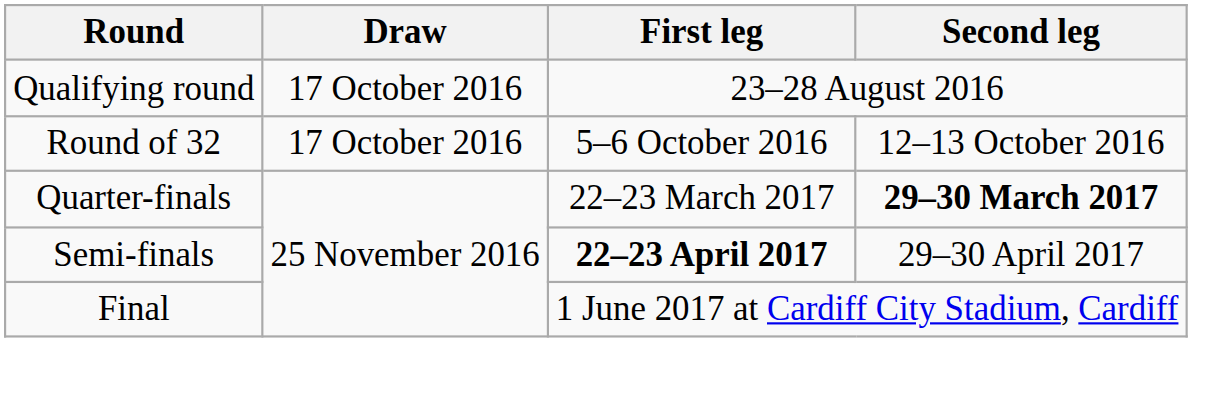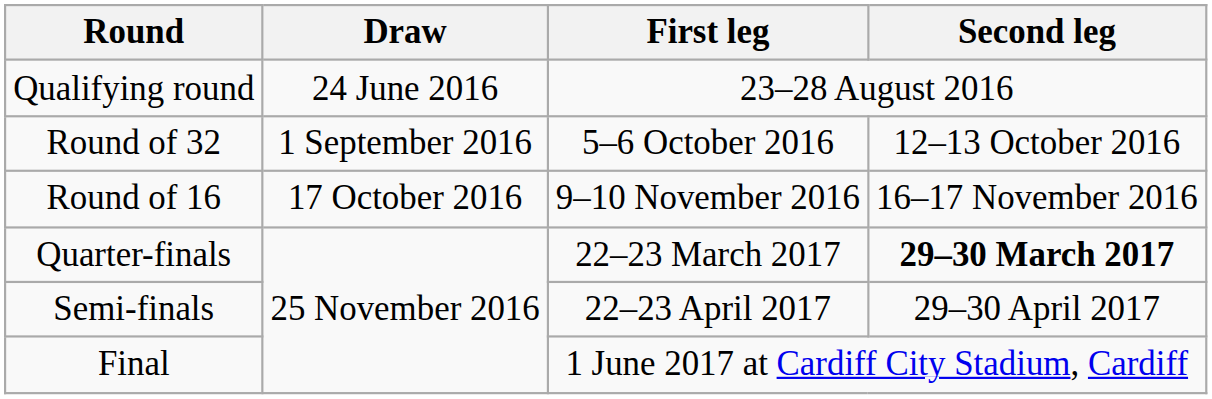(405, 87) 17 October 2016 -> (405, 87) 24 June 2016
(405, 142) 17 October 2016 -> (405, 142) 1 September 2016
+ row: (134, 198)
(702, 253) bold -> (708, 308) normal
